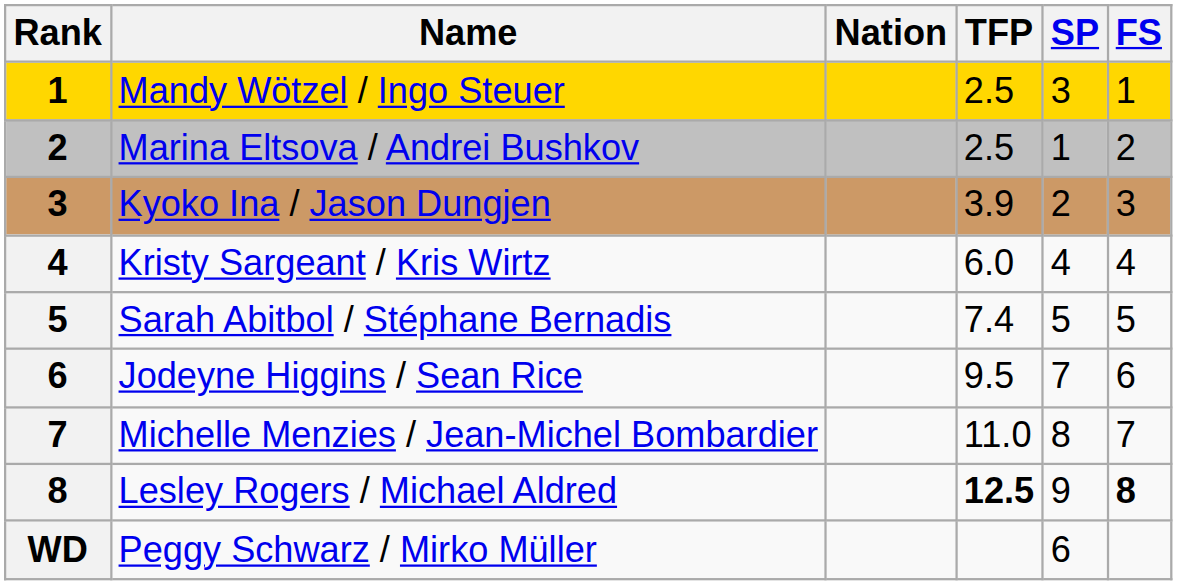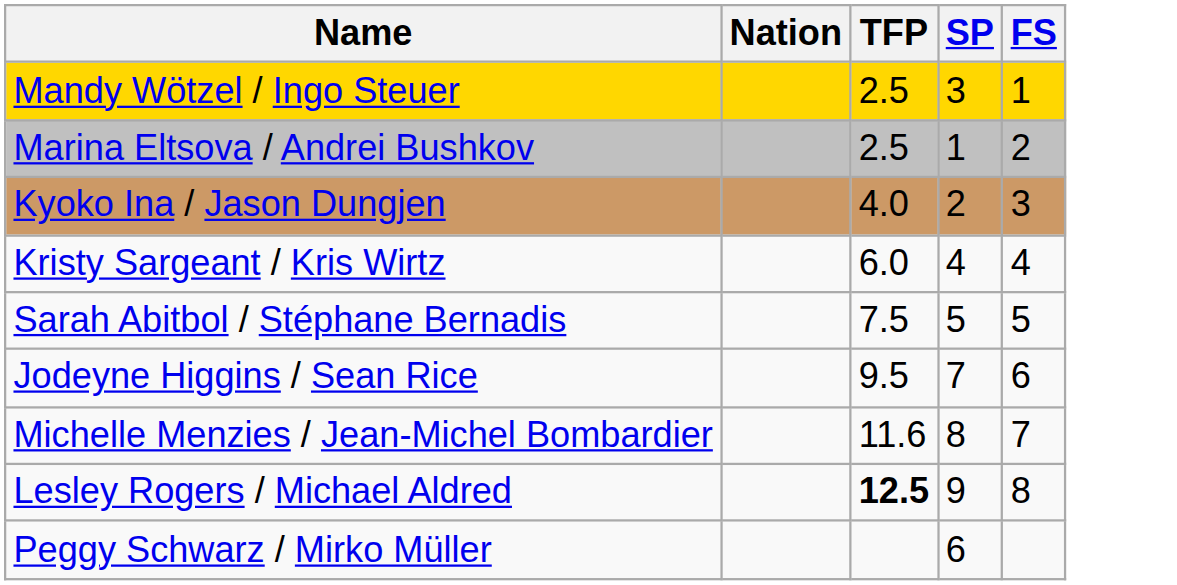- column: (58, 33)
(989, 205) 3.9 -> (884, 205) 4.0
(989, 319) 7.4 -> (884, 319) 7.5
(998, 434) 11.0 -> (893, 434) 11.6
(1126, 491) bold -> (1021, 491) normal
